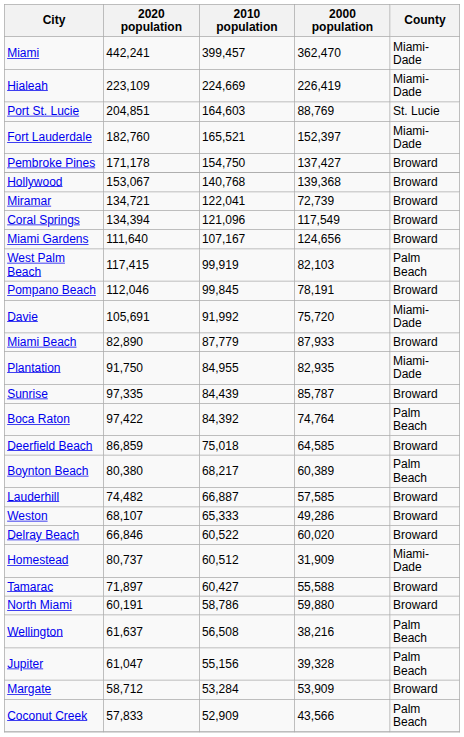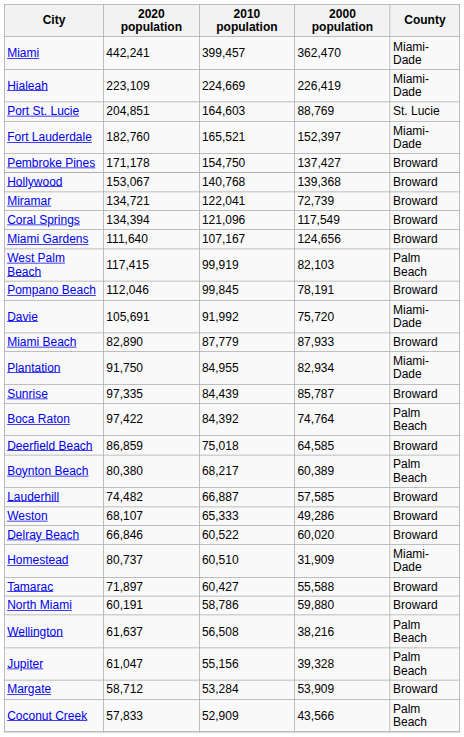(316, 368) 82,935 -> (316, 368) 82,934
(220, 560) 60,512 -> (220, 560) 60,510
